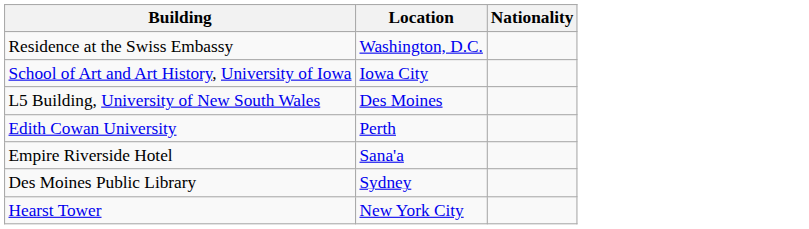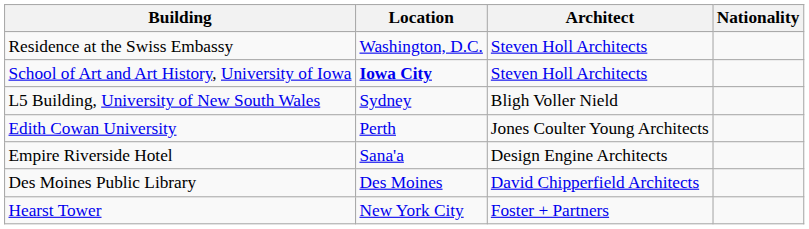+ column: (600, 18)
(394, 73) normal -> (396, 73) bold
(401, 100) Des Moines -> (385, 100) Sydney
(385, 182) Sydney -> (401, 182) Des Moines
